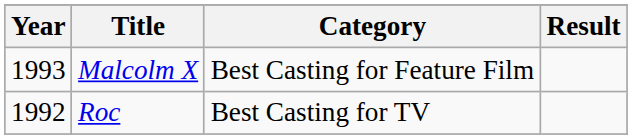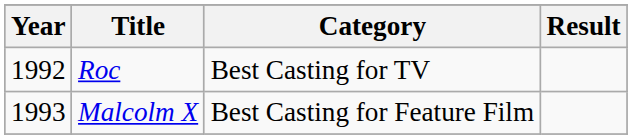rows swapped: (99, 112) <-> (138, 69)
